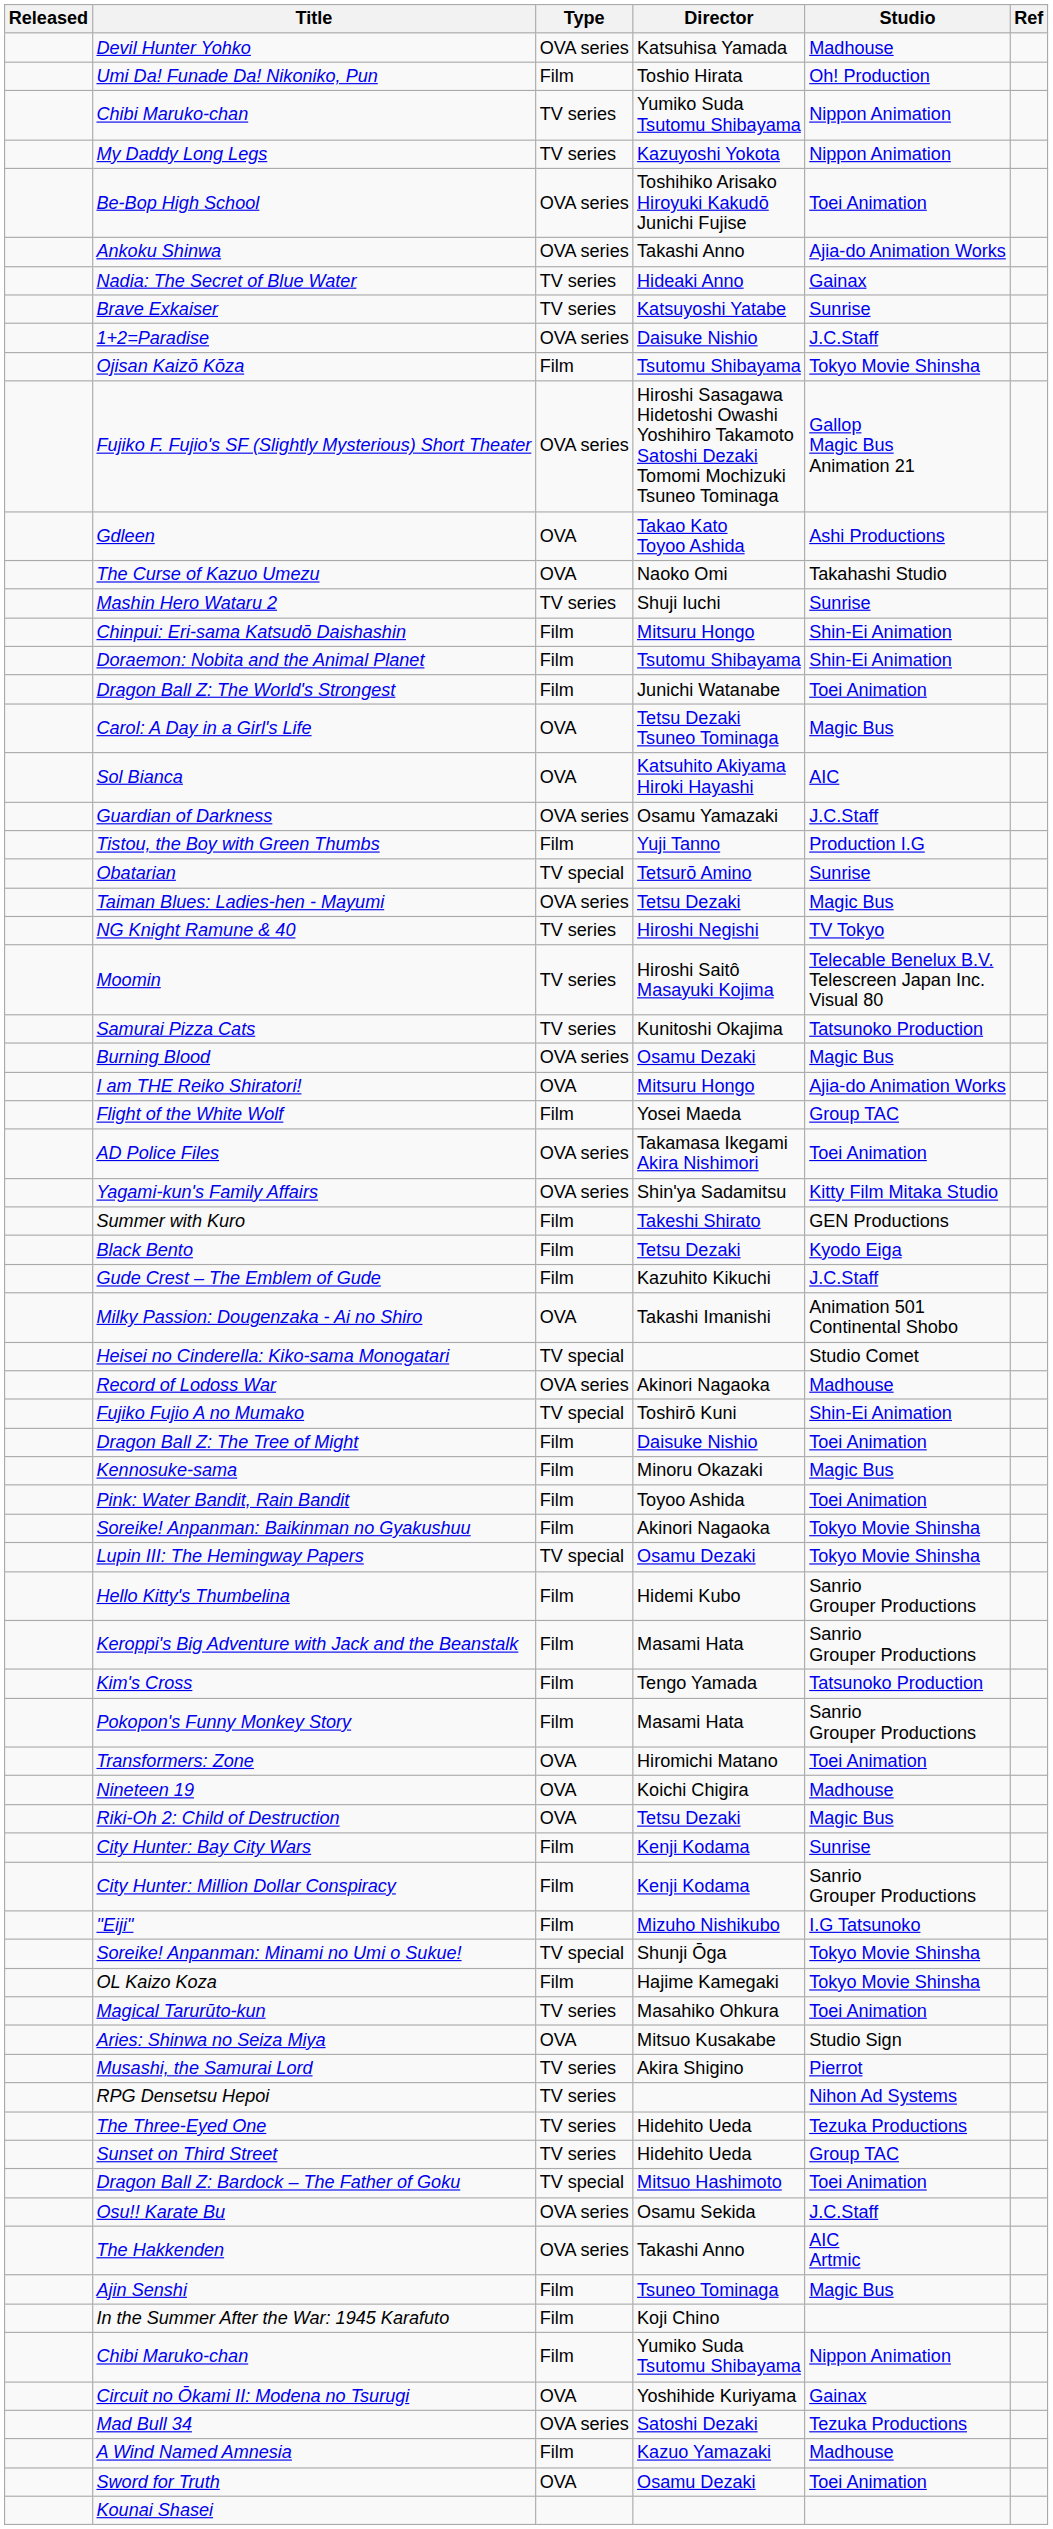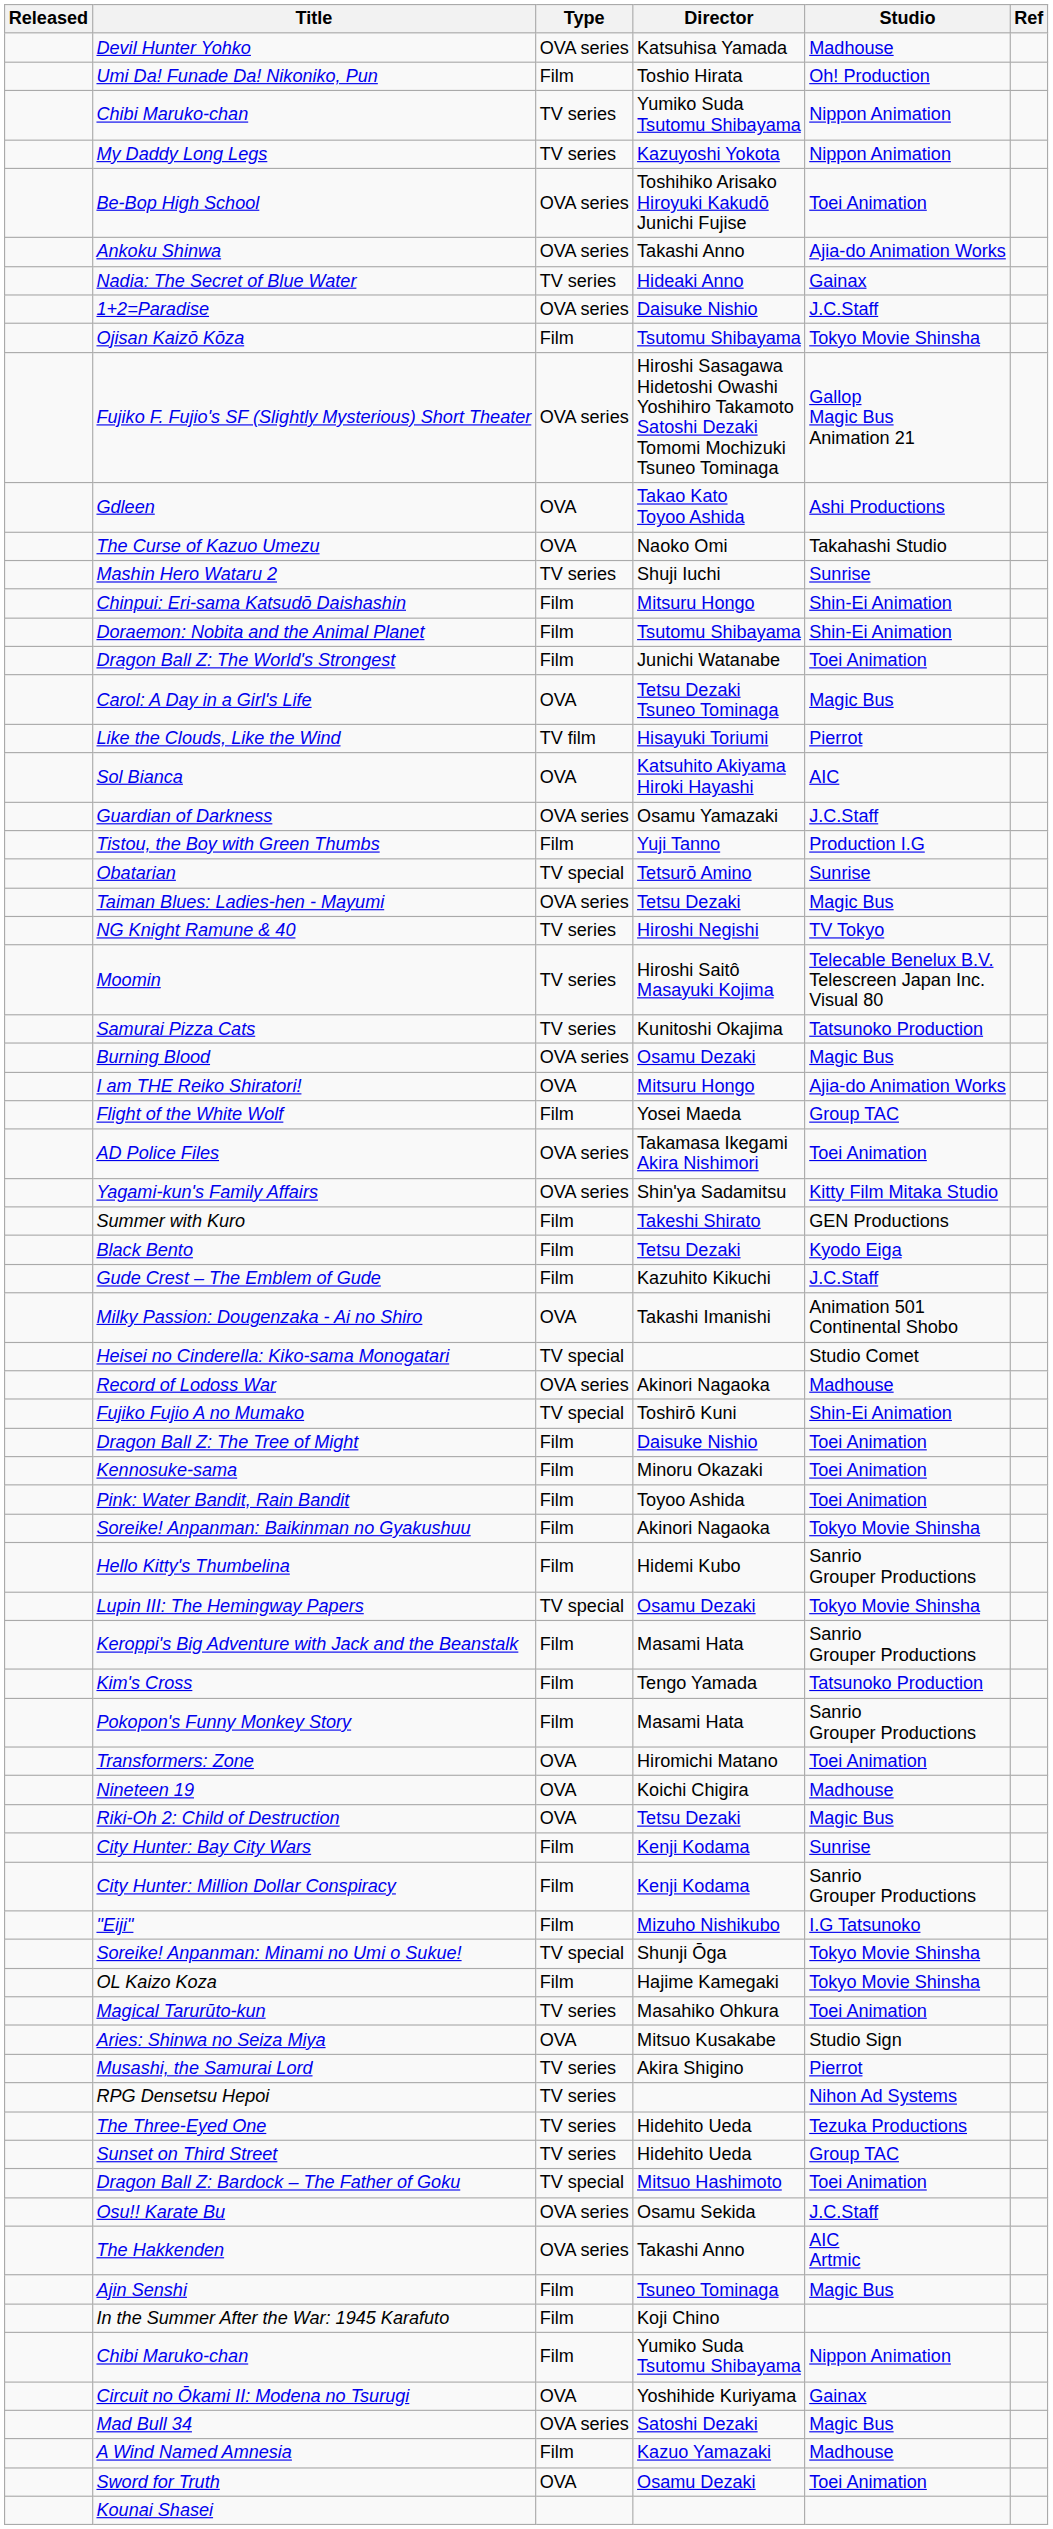- row: (157, 309)
+ row: (218, 738)
(851, 1470) Magic Bus -> (868, 1470) Toei Animation
rows swapped: (230, 1556) <-> (193, 1595)
(888, 2424) Tezuka Productions -> (851, 2424) Magic Bus
